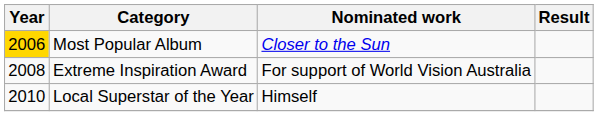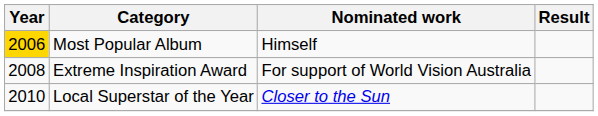(326, 44) Closer to the Sun -> (289, 44) Himself
(289, 96) Himself -> (326, 96) Closer to the Sun
